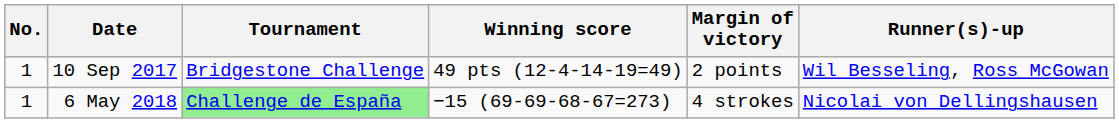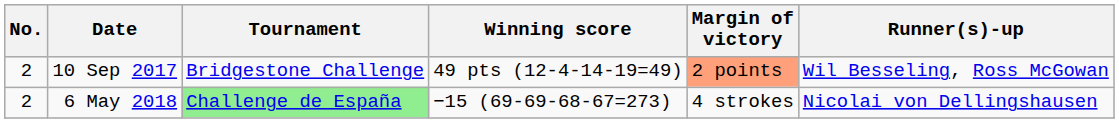(26, 72) 1 -> (26, 72) 2
(737, 72) no background -> (737, 72) lightsalmon background
(26, 103) 1 -> (26, 103) 2
